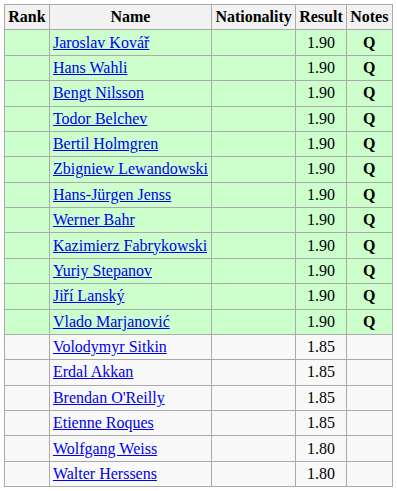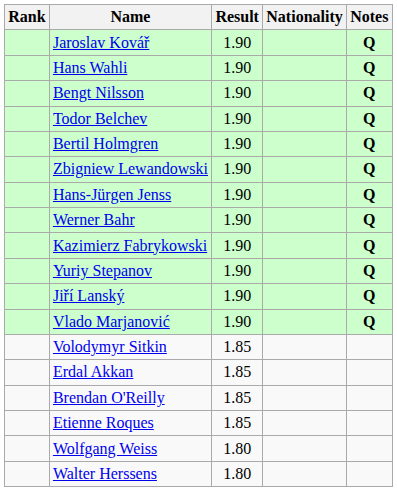columns swapped: (254, 17) <-> (321, 17)
